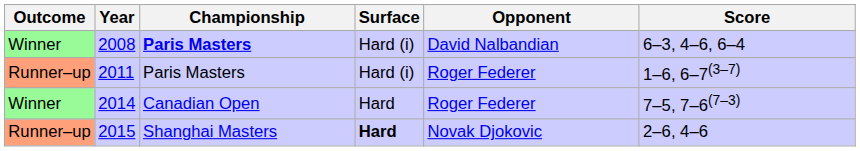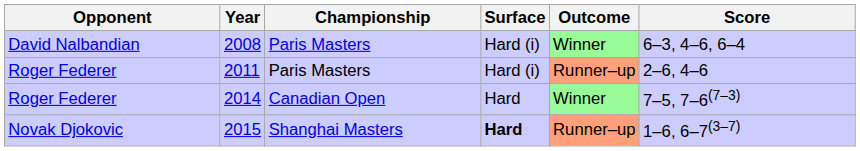columns swapped: (50, 17) <-> (531, 17)
(197, 44) bold -> (320, 44) normal
(692, 72) 1–6, 6–7(3–7) -> (675, 70) 2–6, 4–6
(675, 132) 2–6, 4–6 -> (692, 130) 1–6, 6–7(3–7)
